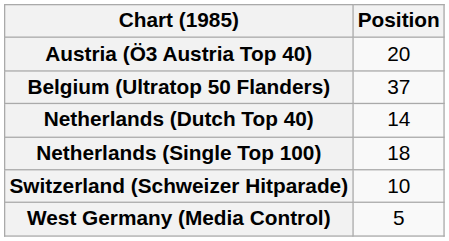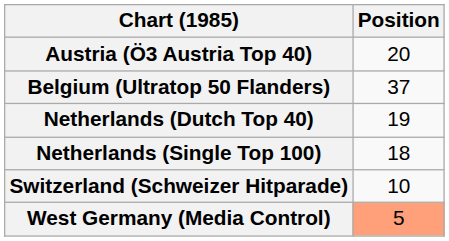(399, 119) 14 -> (399, 119) 19
(399, 218) no background -> (399, 218) lightsalmon background
